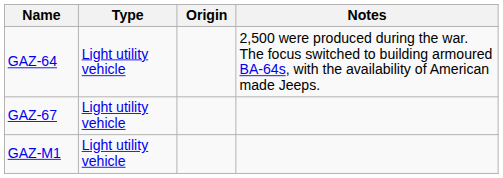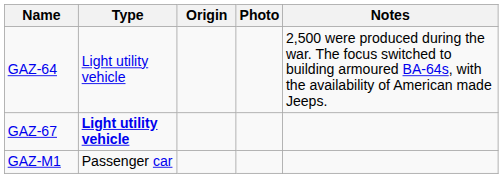+ column: (259, 15)
(115, 115) normal -> (120, 131) bold
(115, 153) Light utility vehicle -> (127, 161) Passenger car
